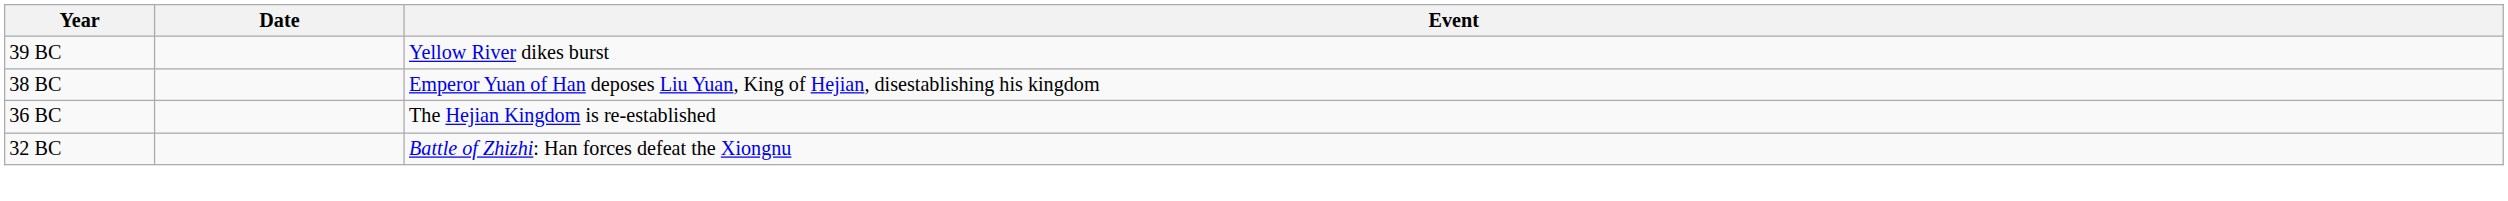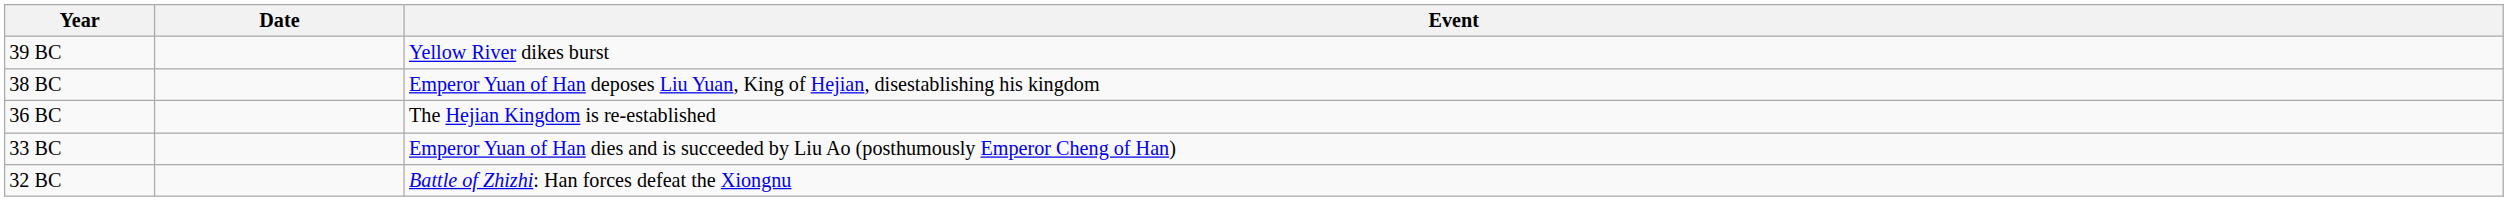+ row: (35, 148)
